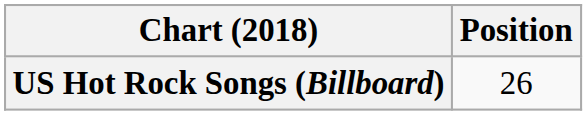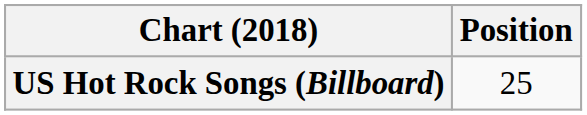(516, 82) 26 -> (516, 82) 25
